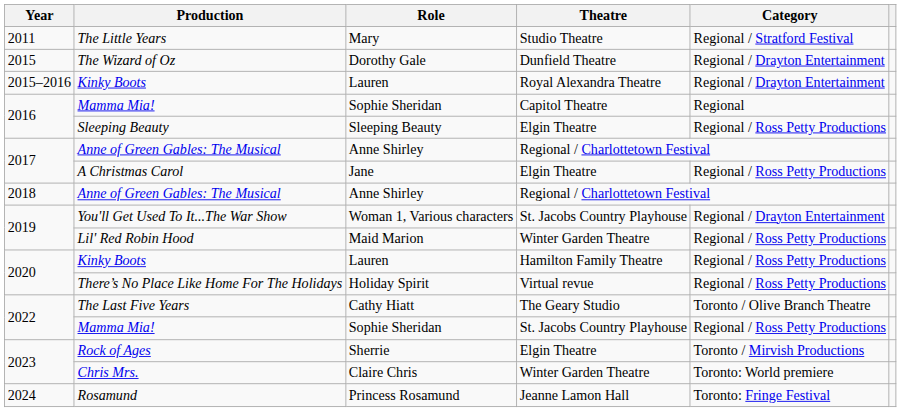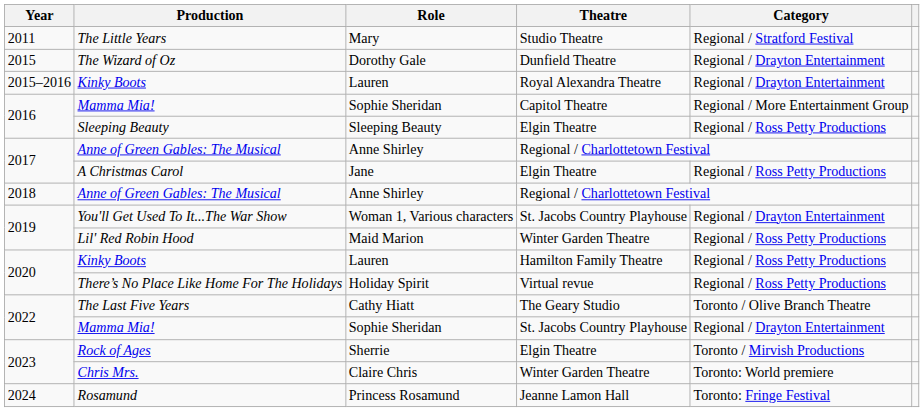(719, 104) Regional -> (801, 104) Regional / More Entertainment Group
(790, 328) Regional / Ross Petty Productions -> (789, 328) Regional / Drayton Entertainment
